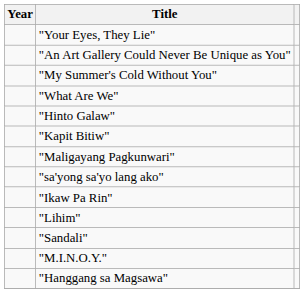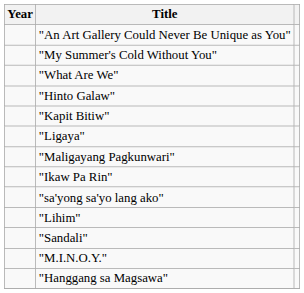- row: (97, 34)
+ row: (62, 136)
rows swapped: (76, 197) <-> (101, 177)
